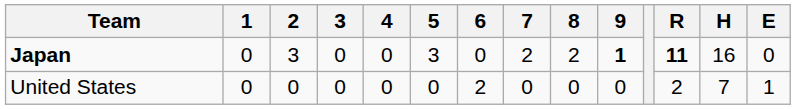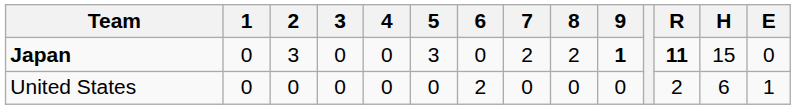(724, 54) 16 -> (724, 54) 15
(724, 87) 7 -> (724, 87) 6
